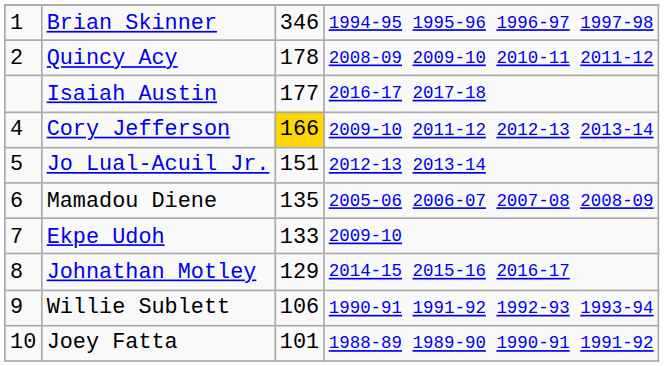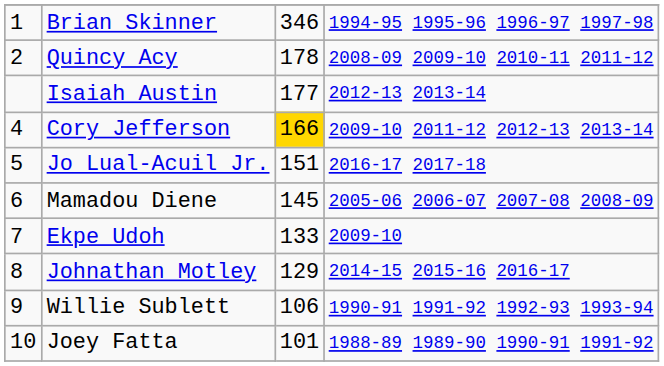(407, 94) 2016-17 2017-18 -> (407, 94) 2012-13 2013-14
(407, 165) 2012-13 2013-14 -> (407, 165) 2016-17 2017-18
(300, 201) 135 -> (300, 201) 145
